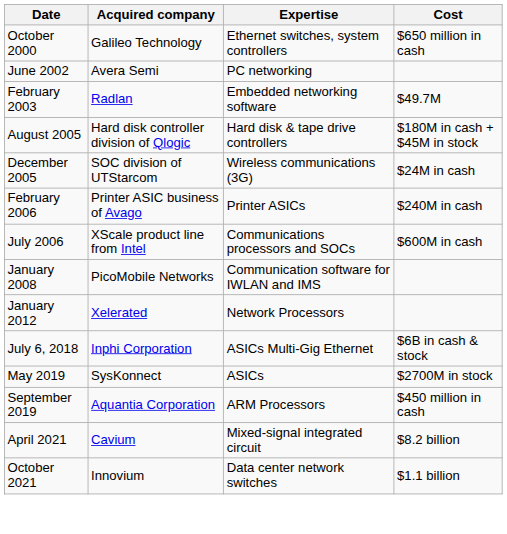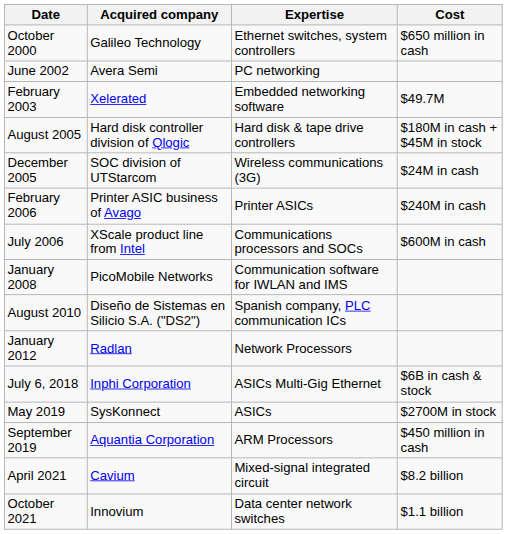(112, 99) Radlan -> (118, 99) Xelerated
+ row: (44, 312)
(119, 312) Xelerated -> (111, 348) Radlan
